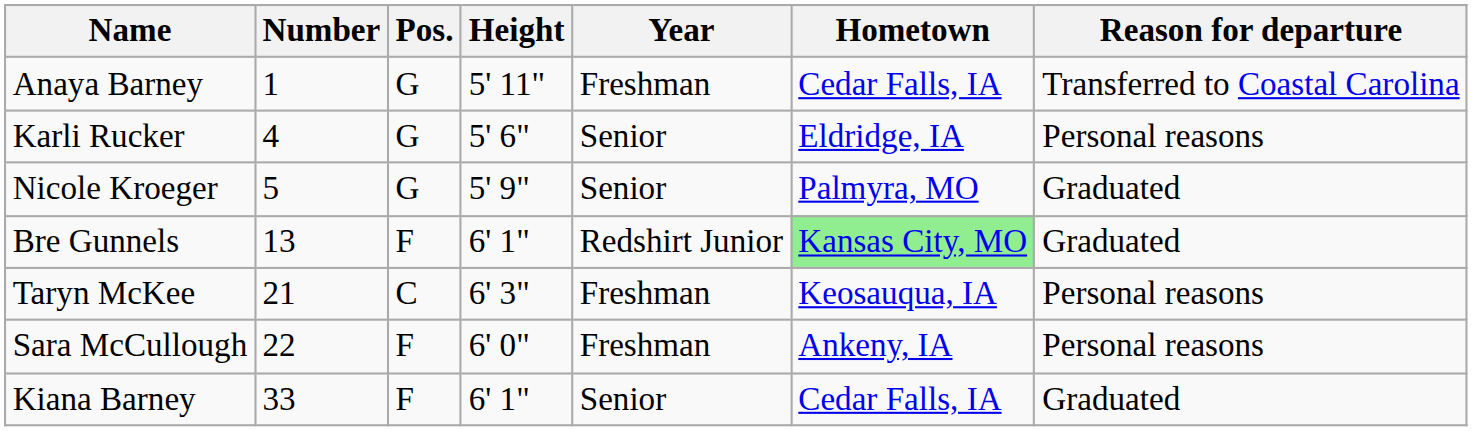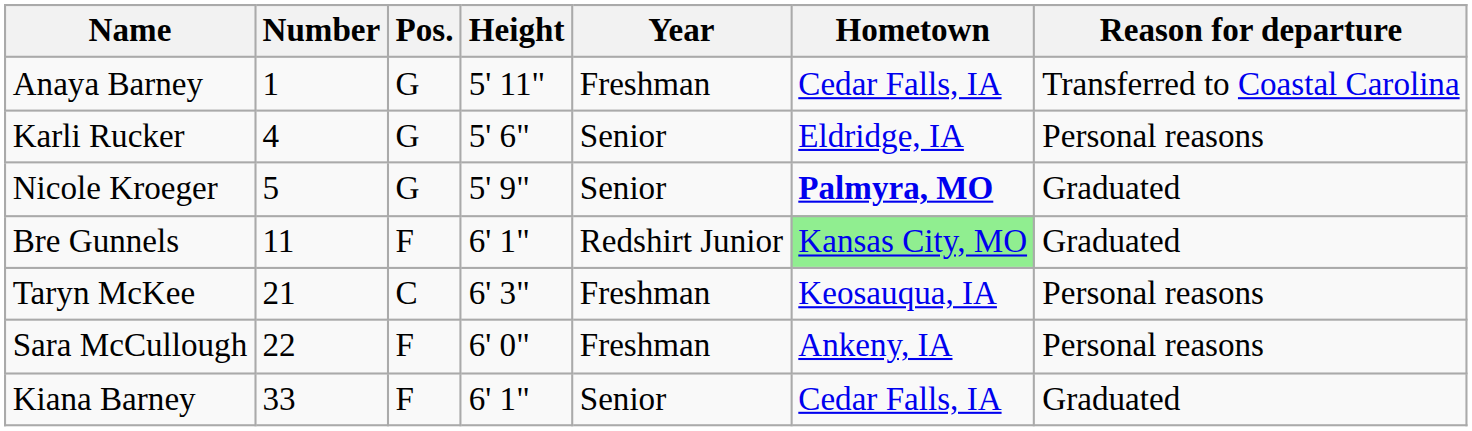(888, 188) normal -> (896, 188) bold
(279, 240) 13 -> (278, 240) 11
